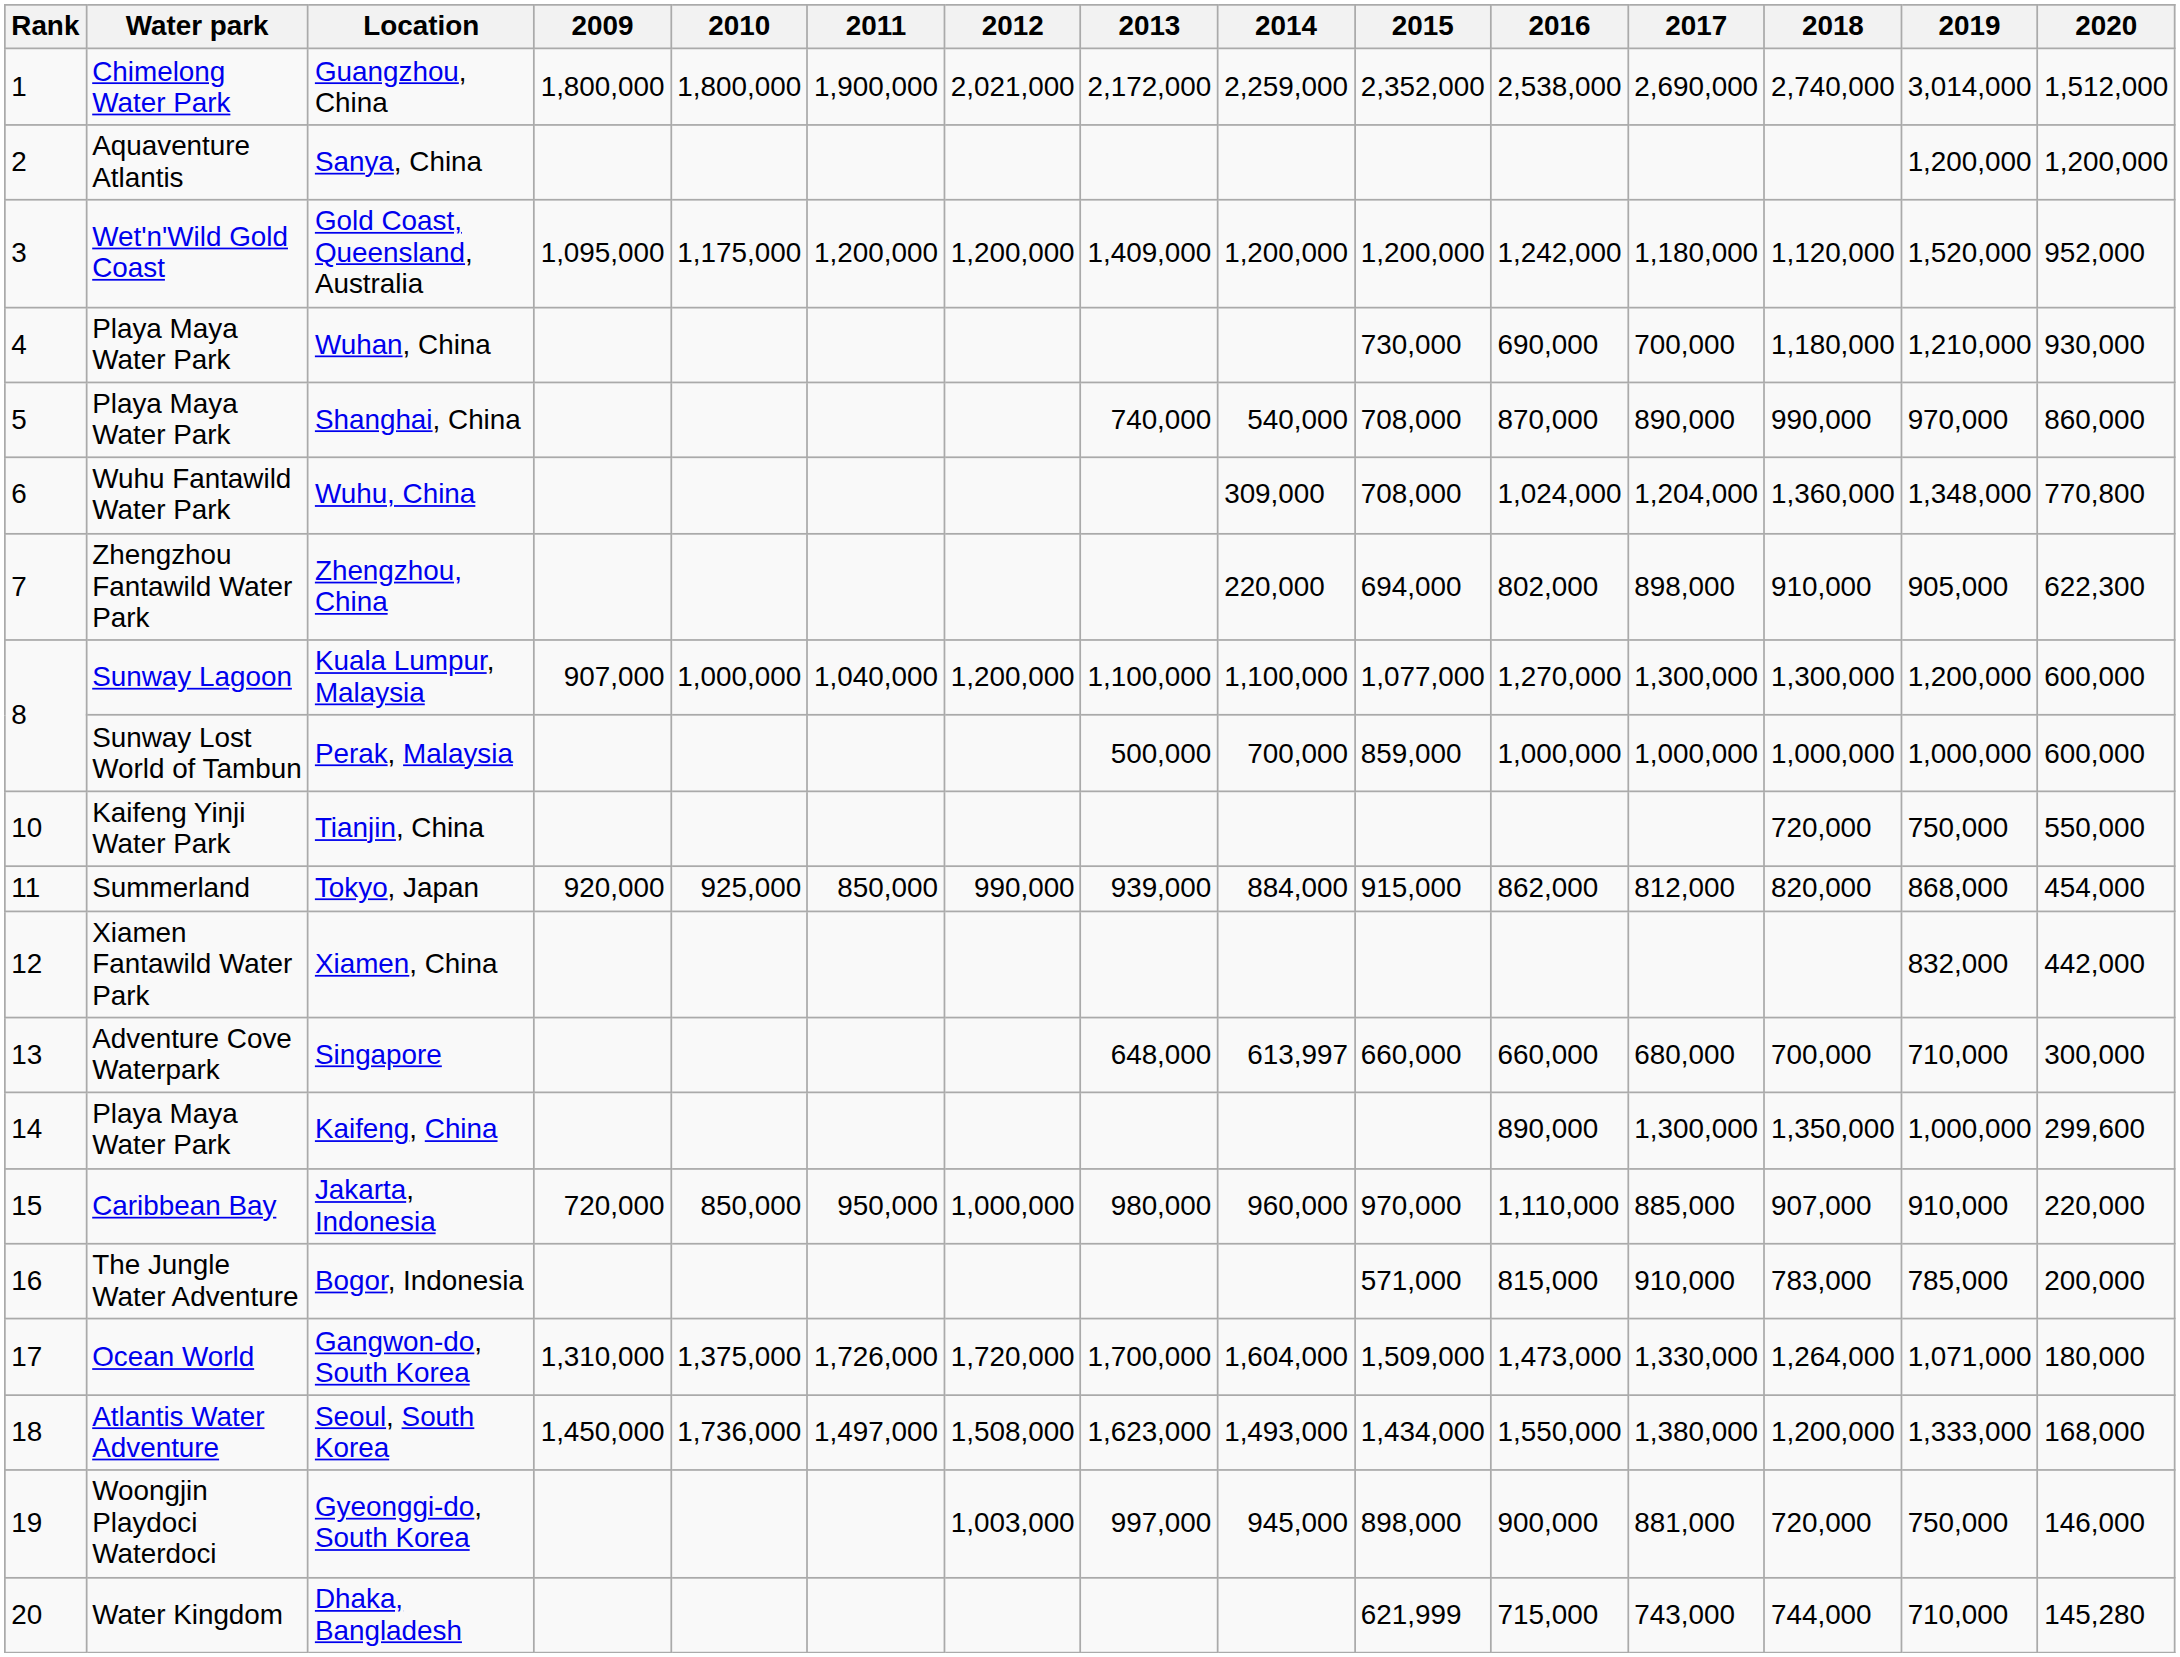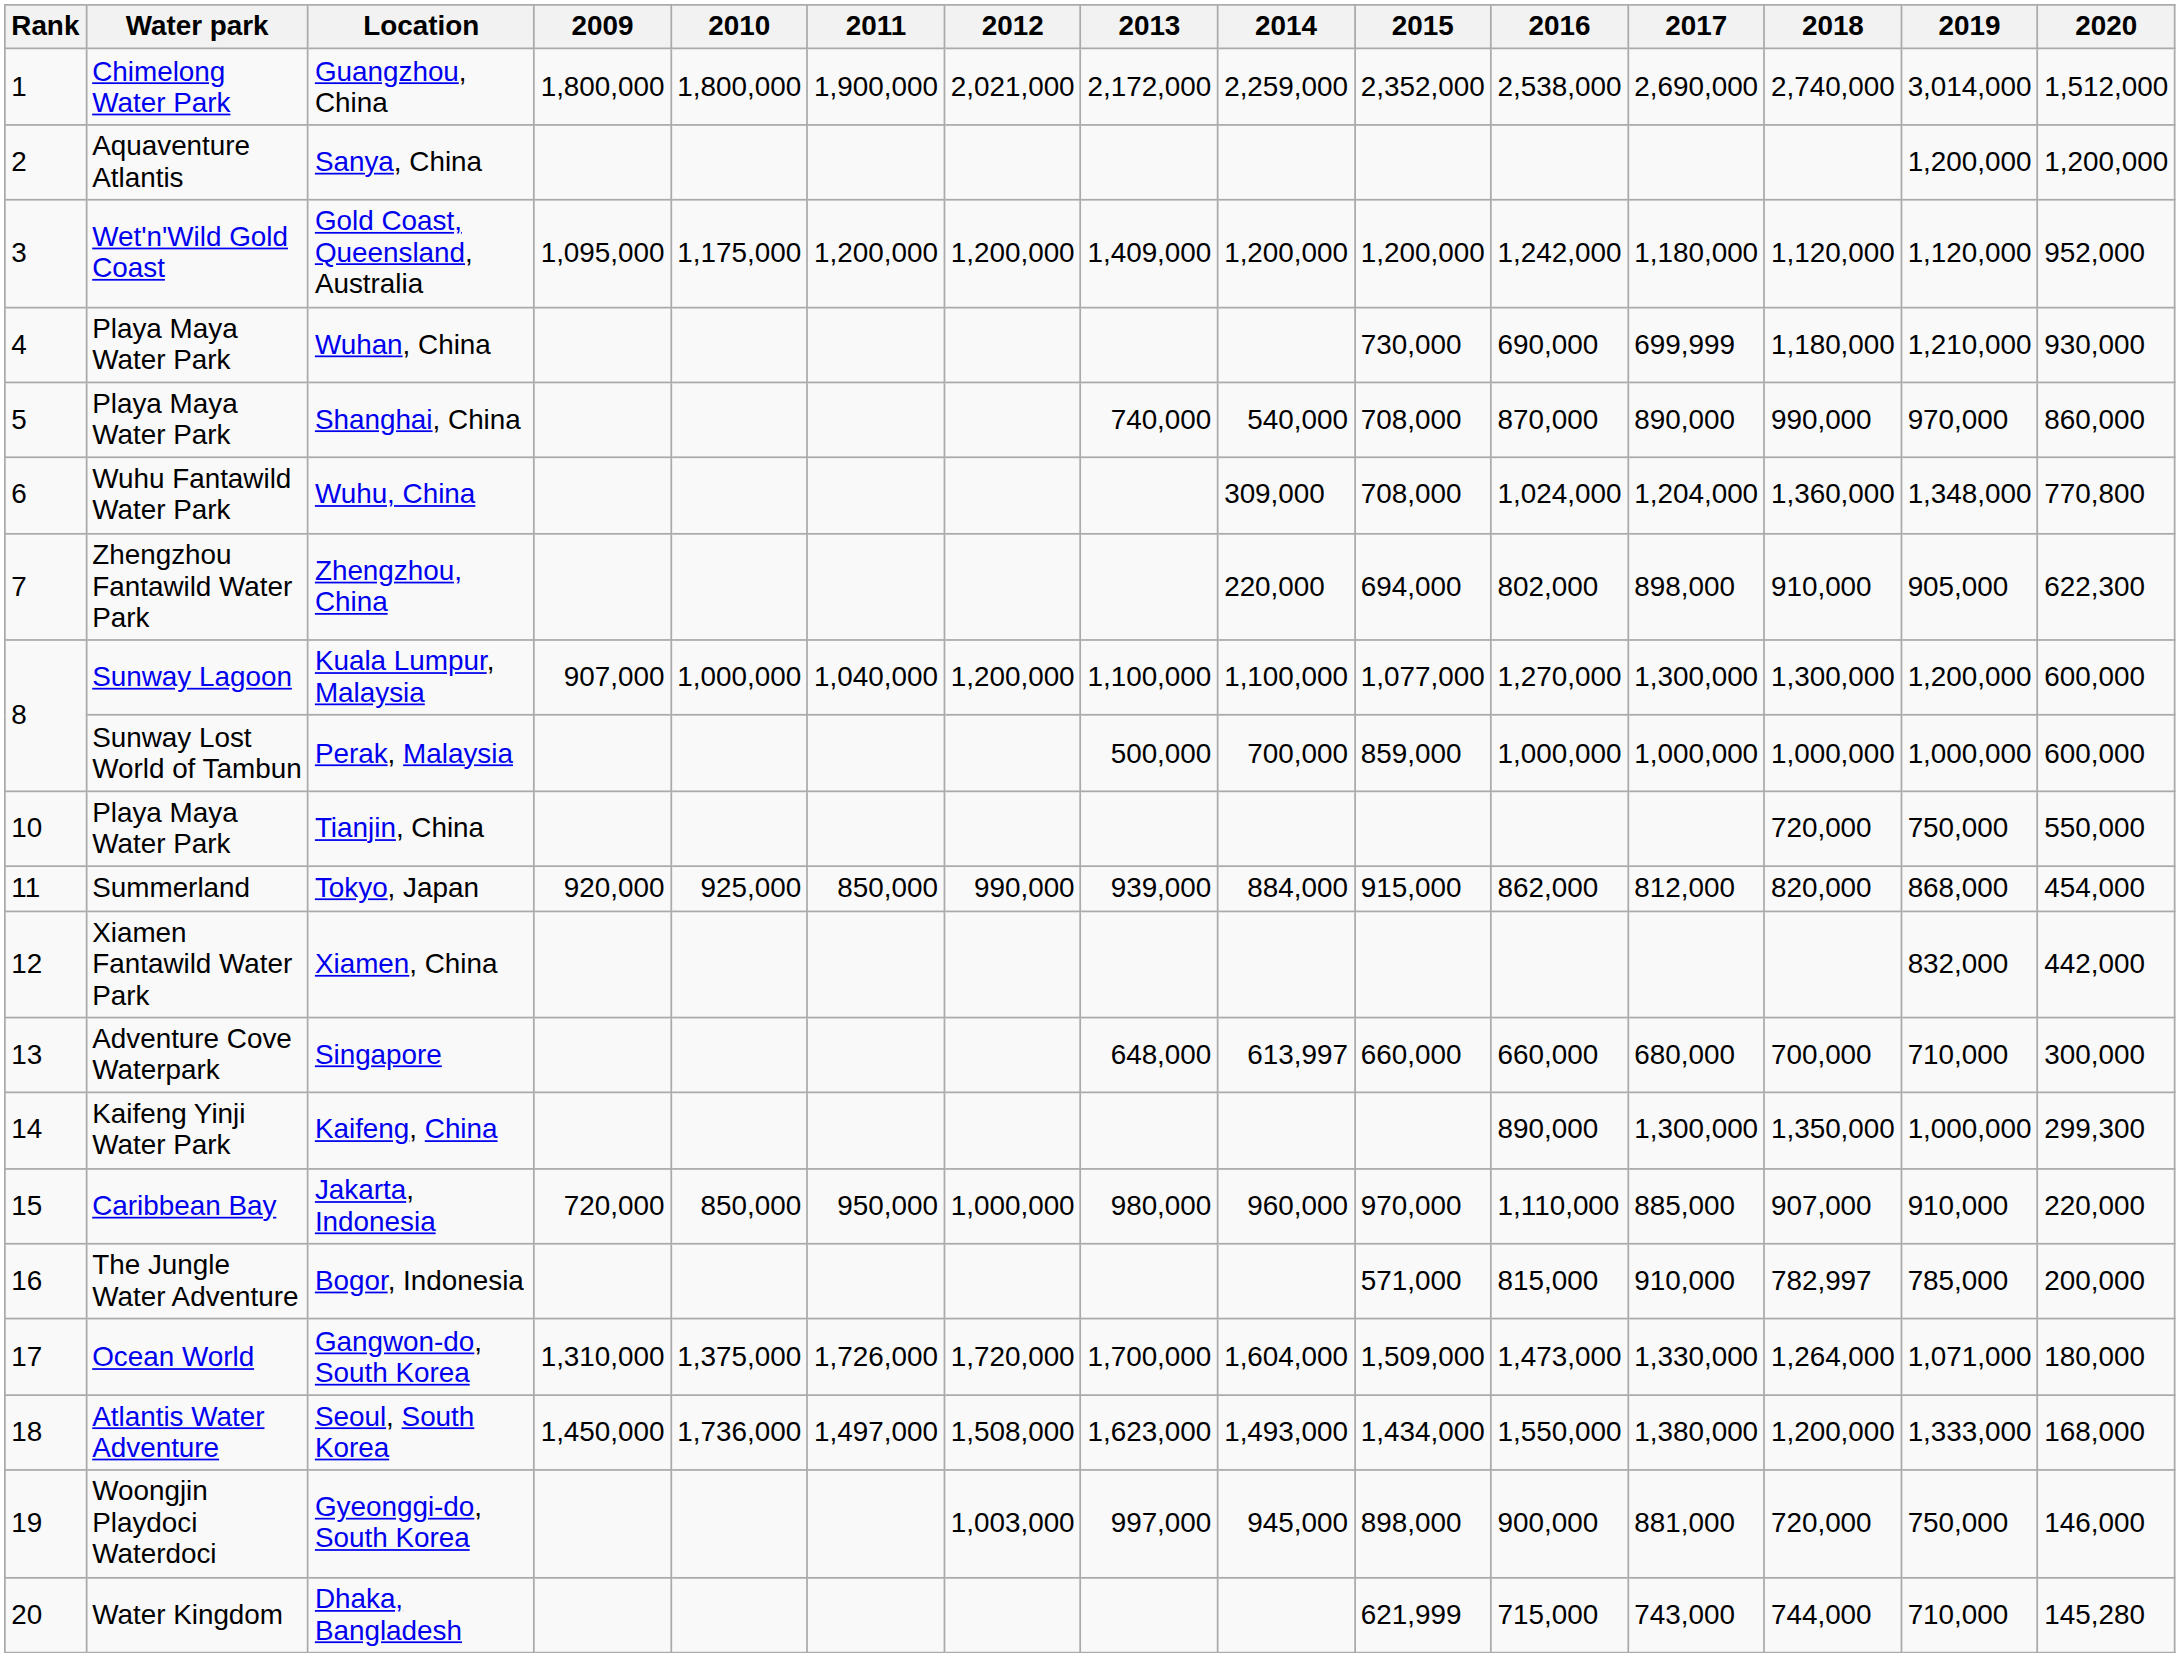(1970, 252) 1,520,000 -> (1970, 252) 1,120,000
(1685, 344) 700,000 -> (1685, 344) 699,999
(169, 828) Kaifeng Yinji Water Park -> (165, 828) Playa Maya Water Park
(165, 1130) Playa Maya Water Park -> (169, 1130) Kaifeng Yinji Water Park
(2095, 1130) 299,600 -> (2095, 1130) 299,300
(1821, 1281) 783,000 -> (1821, 1281) 782,997
